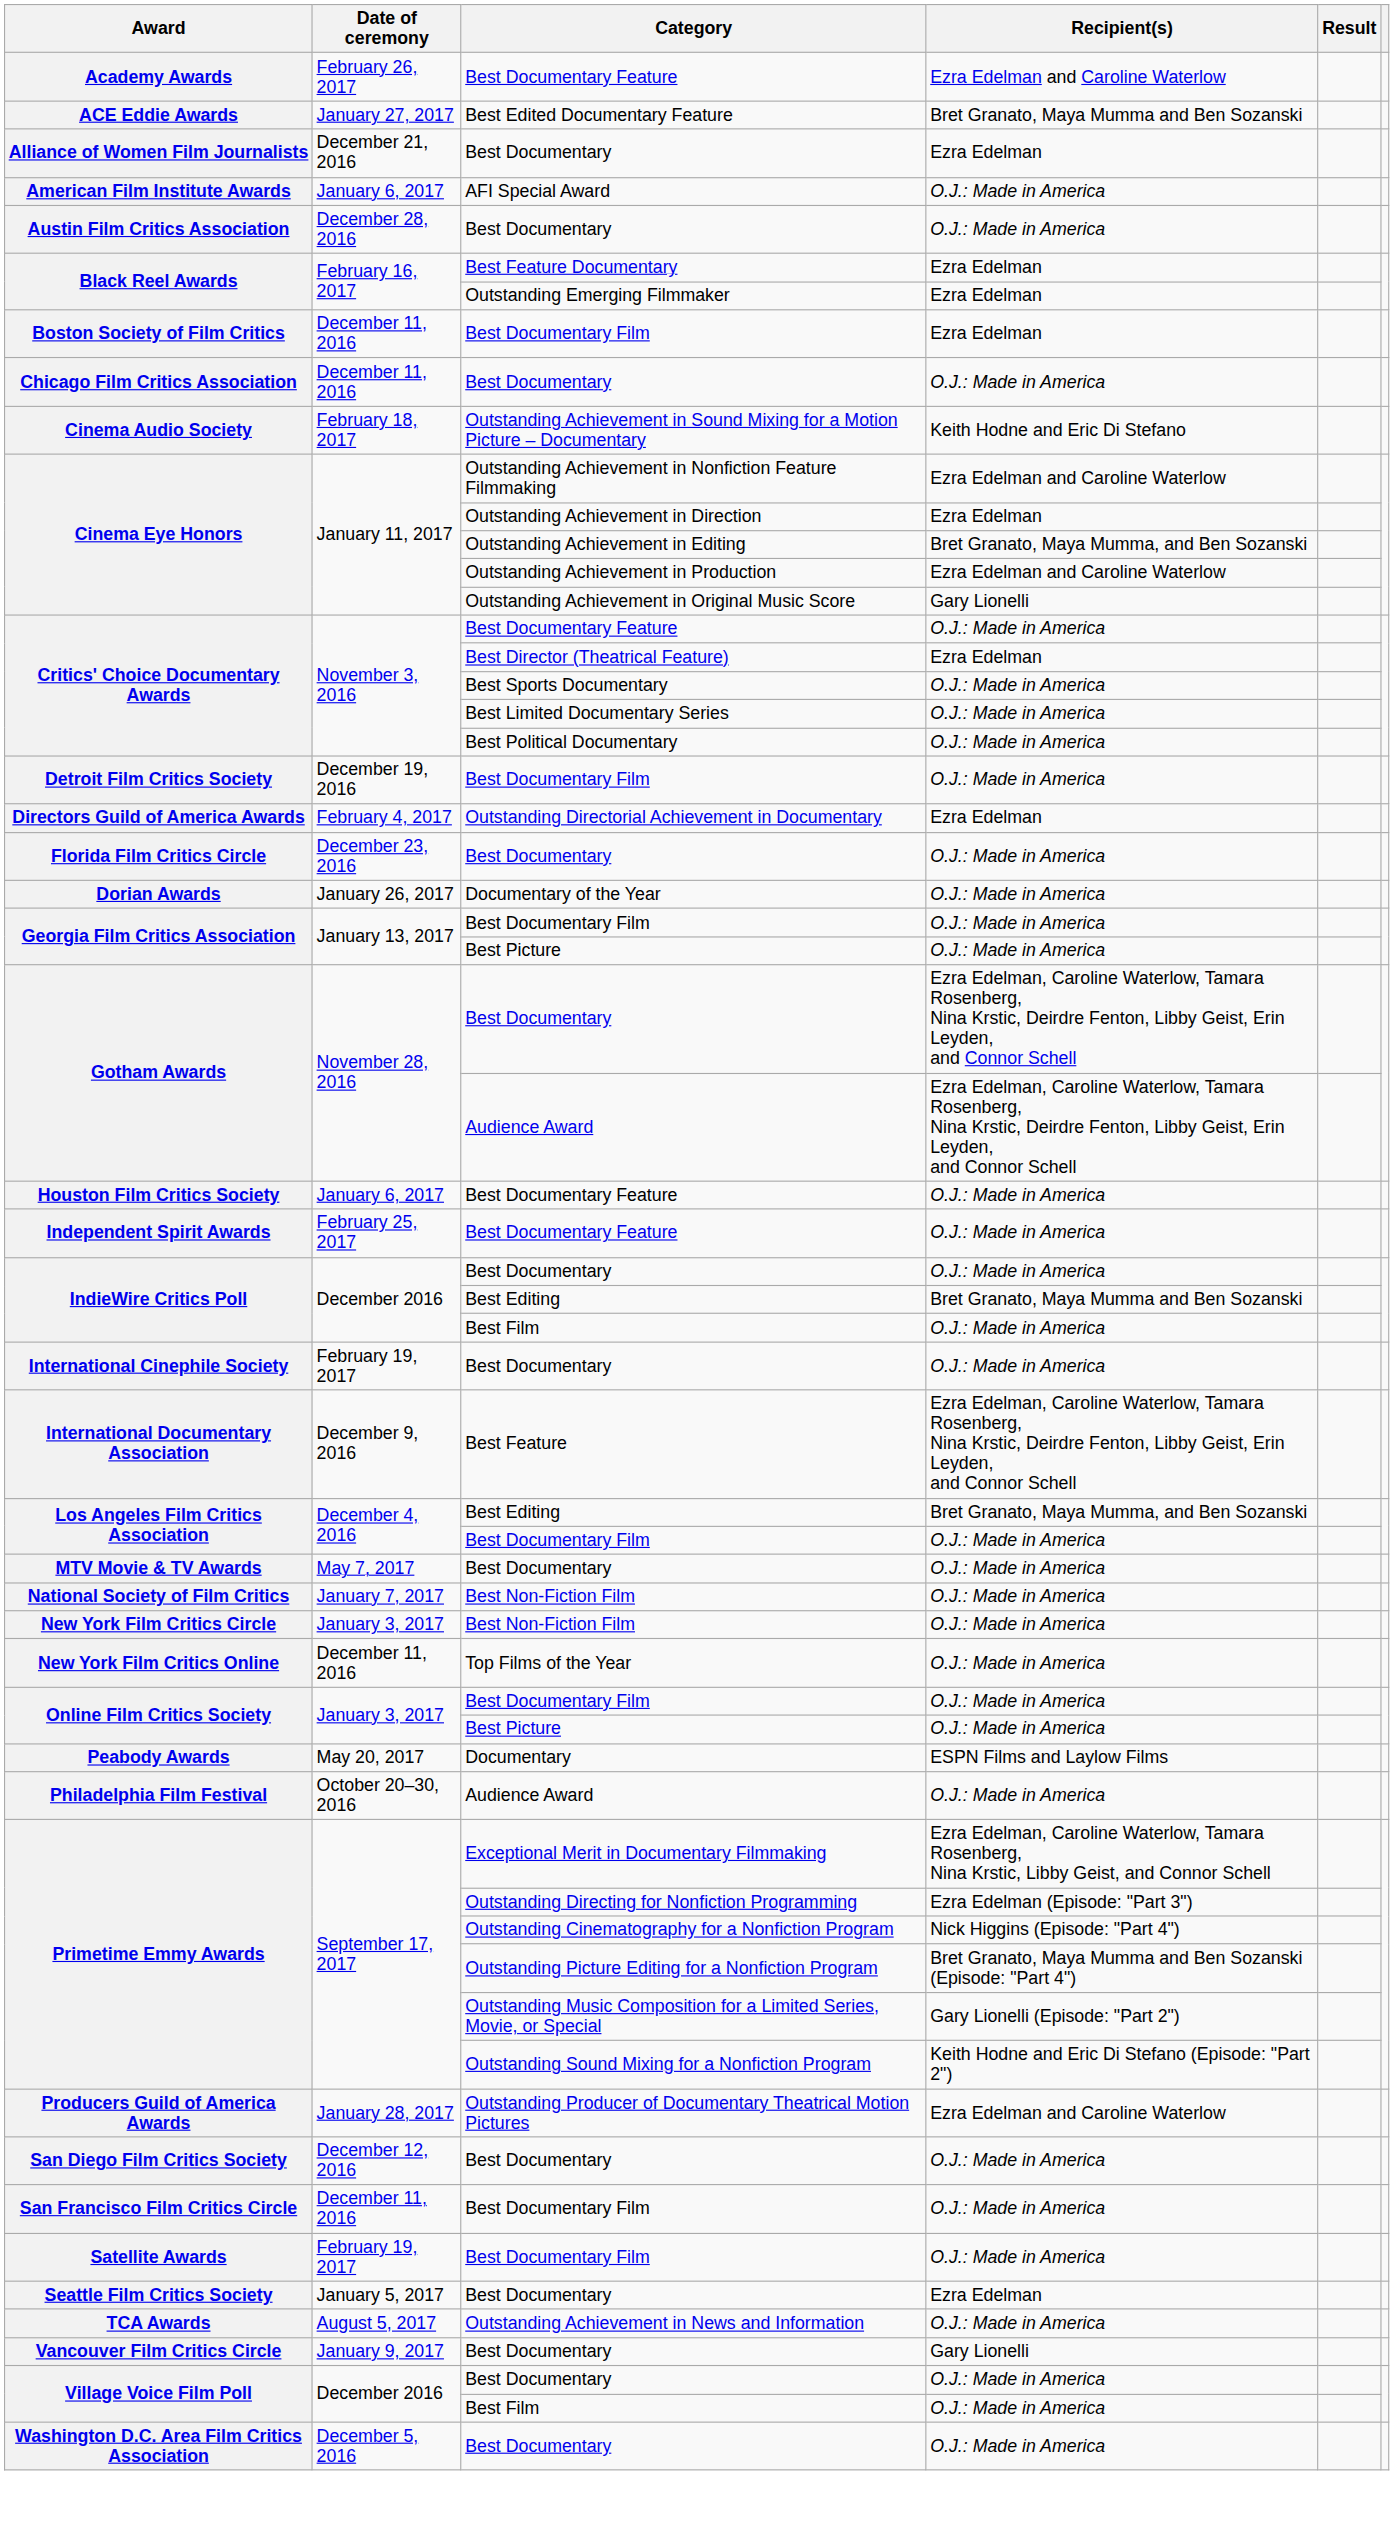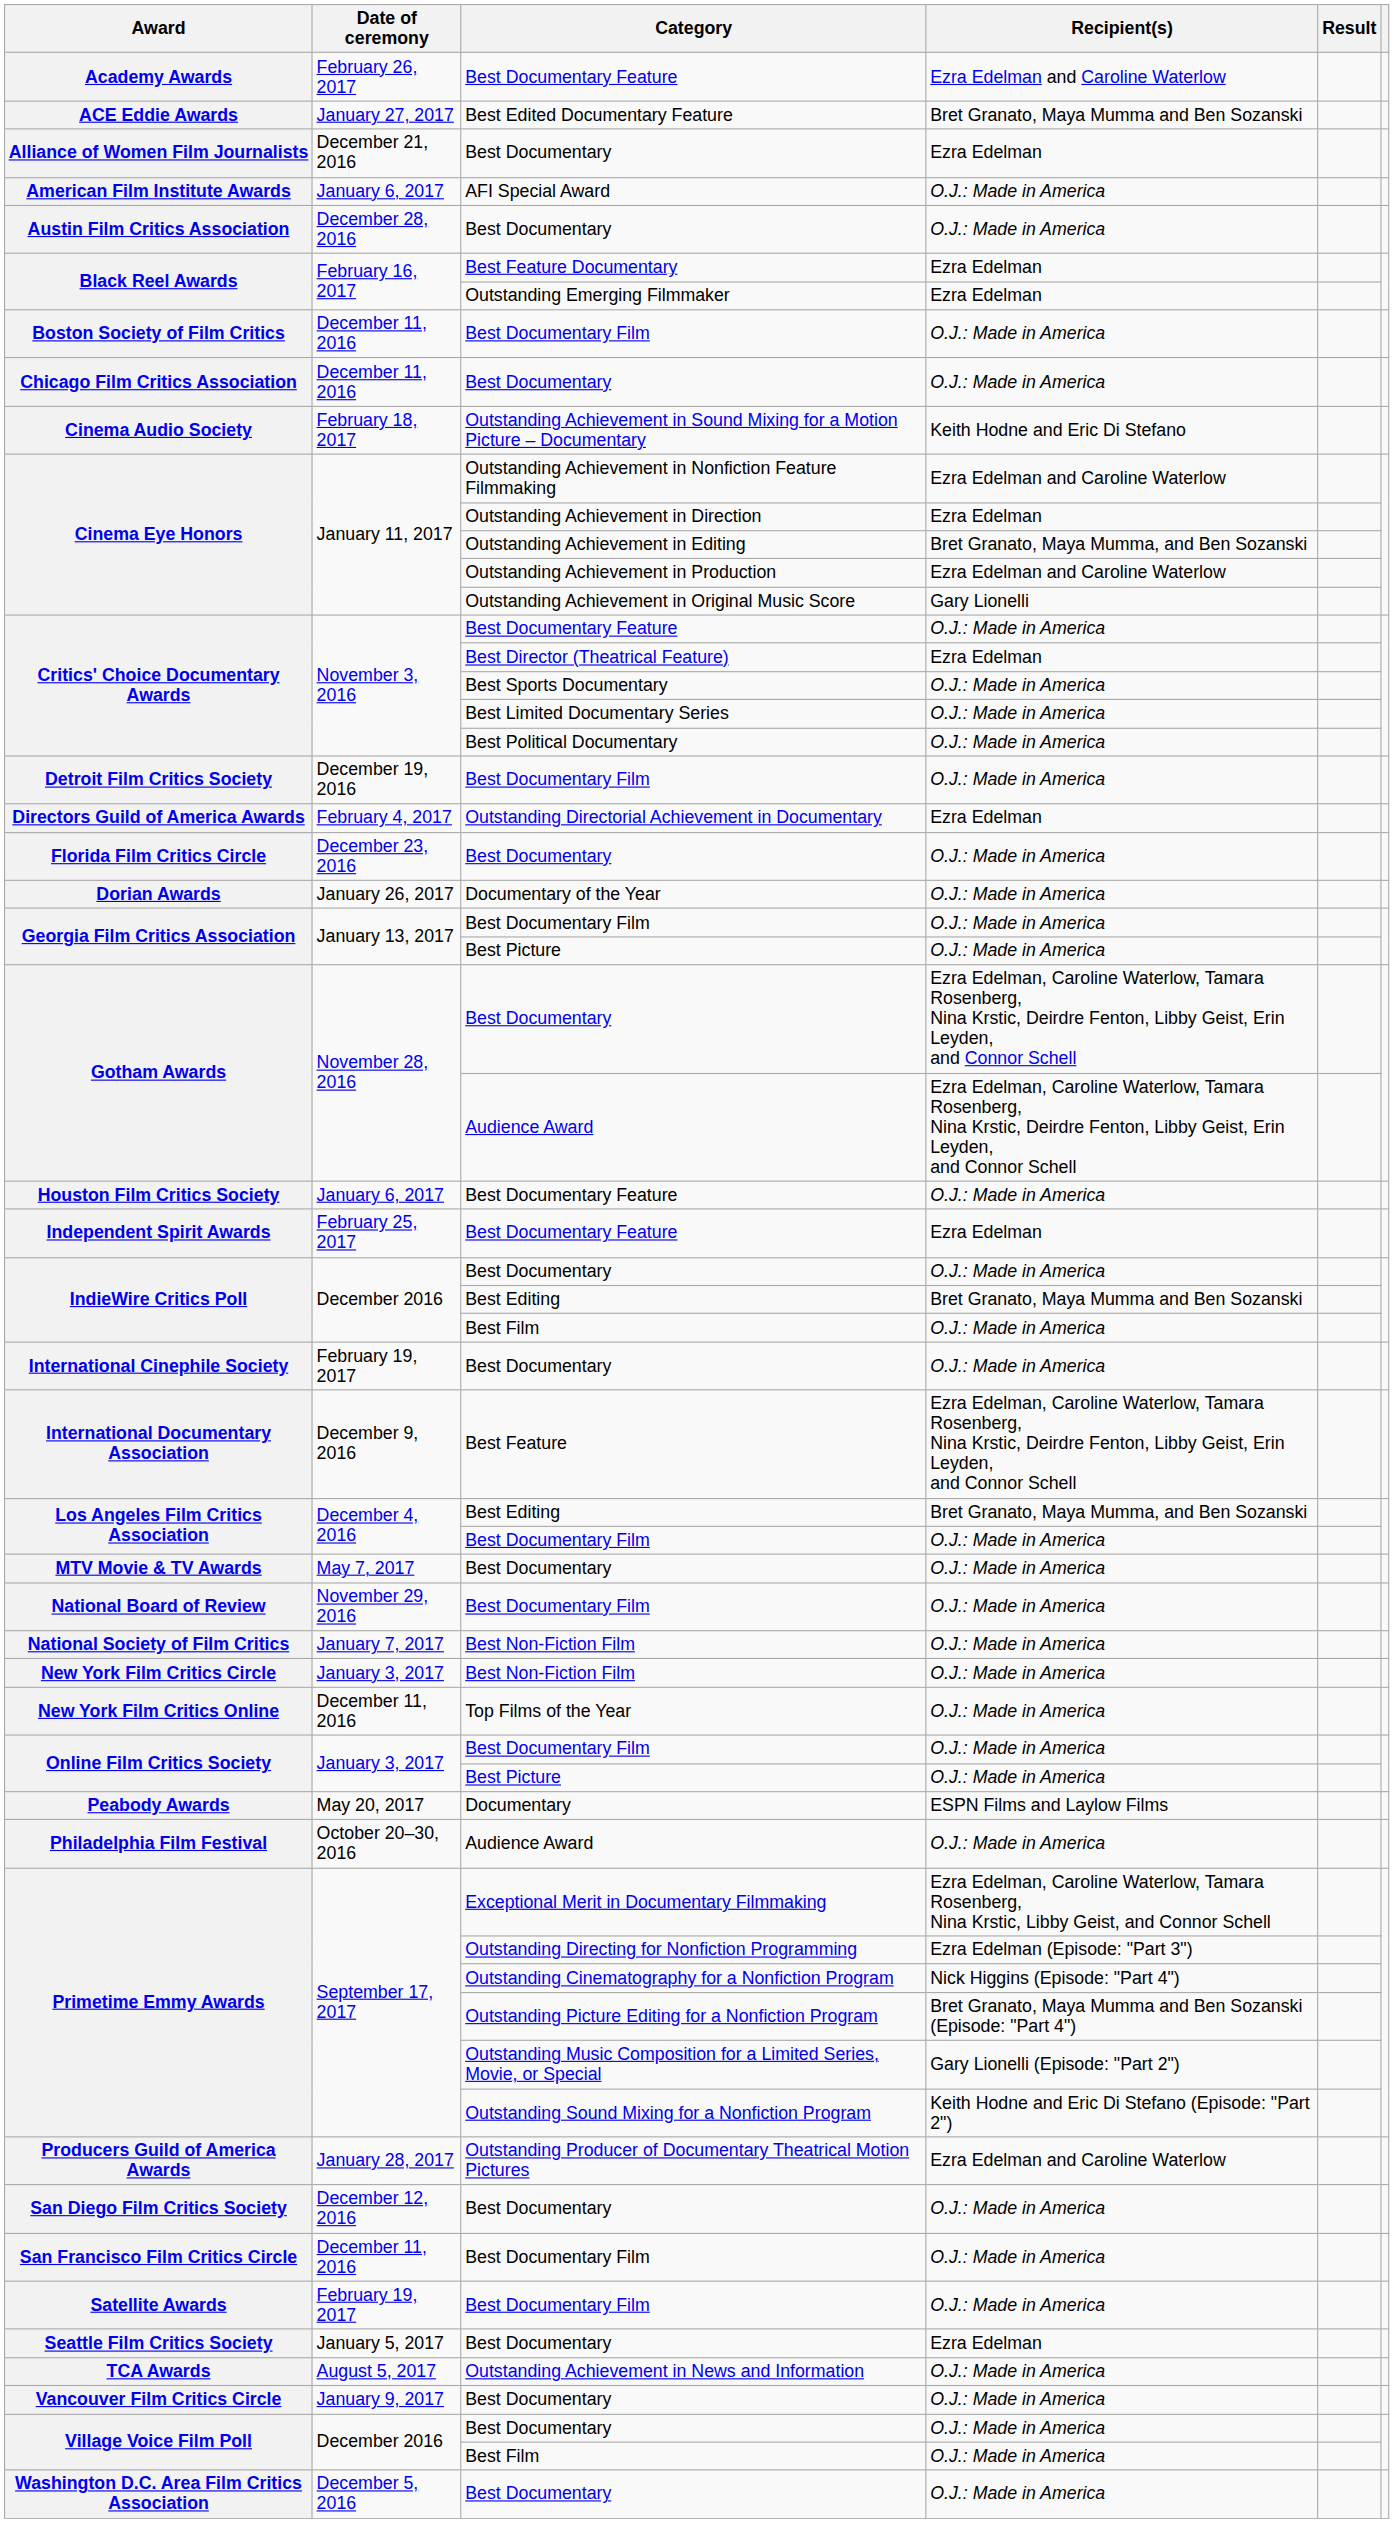(986, 333) Ezra Edelman -> (1018, 333) O.J.: Made in America
(1018, 1233) O.J.: Made in America -> (986, 1233) Ezra Edelman
+ row: (159, 1606)
(980, 2351) Gary Lionelli -> (1018, 2399) O.J.: Made in America
